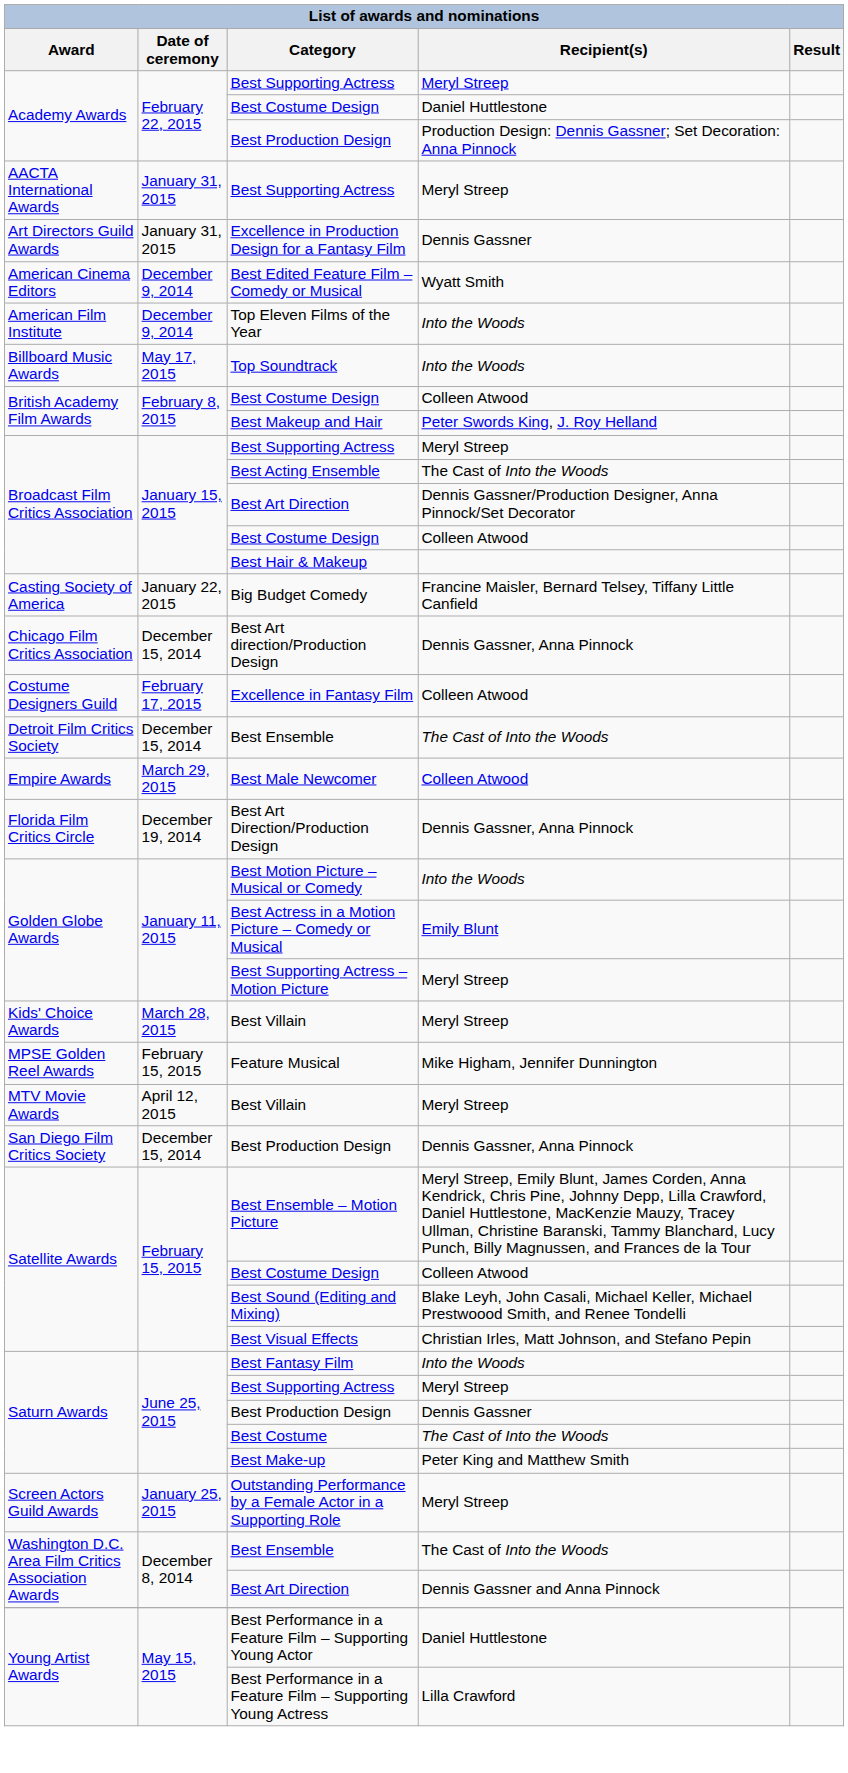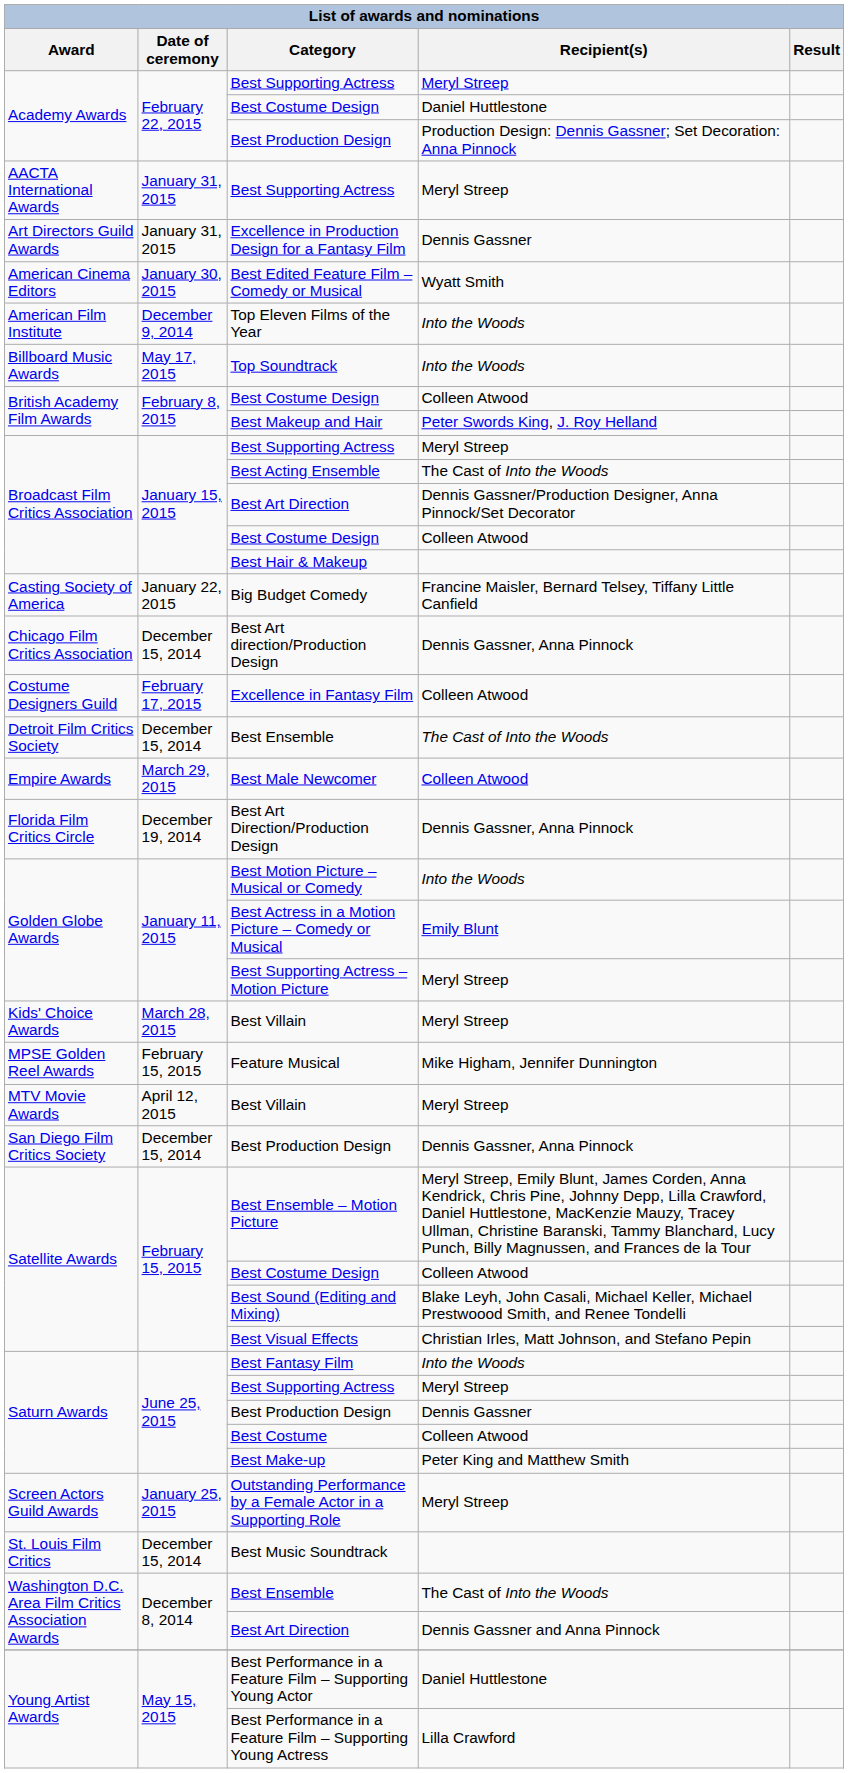(177, 282) December 9, 2014 -> (182, 282) January 30, 2015
(515, 1436) The Cast of Into the Woods -> (475, 1436) Colleen Atwood
+ row: (55, 1552)
